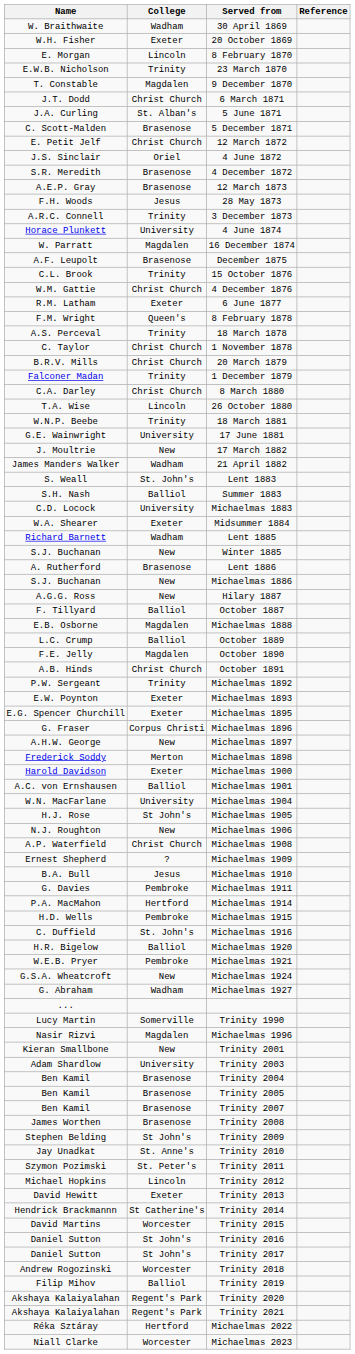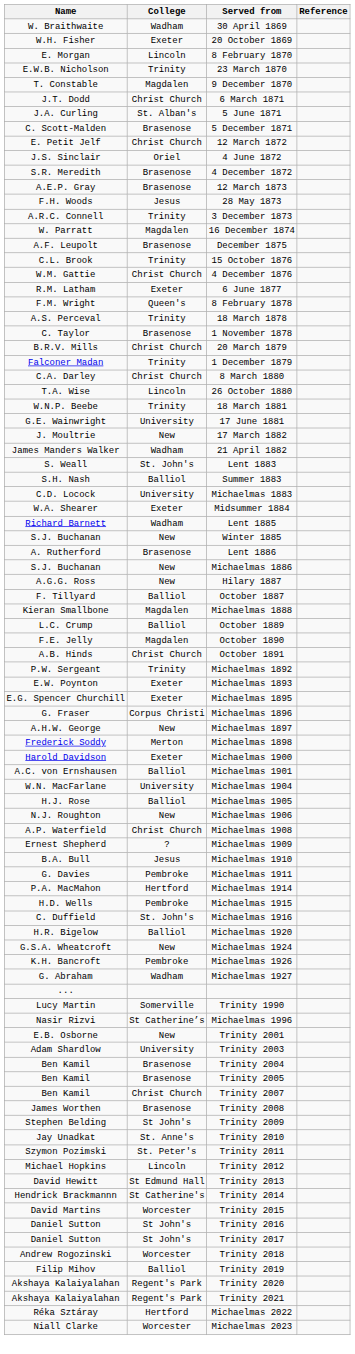- row: (252, 231)
(167, 348) Christ Church -> (167, 333) Brasenose
(66, 626) E.B. Osborne -> (66, 611) Kieran Smallbone
(167, 816) St John's -> (167, 801) Balliol
- row: (252, 962)
+ row: (252, 962)
(167, 1035) Magdalen -> (167, 1020) St Catherine’s
(66, 1050) Kieran Smallbone -> (66, 1035) E.B. Osborne
(167, 1108) Brasenose -> (167, 1093) Christ Church
(167, 1196) Exeter -> (167, 1181) St Edmund Hall
